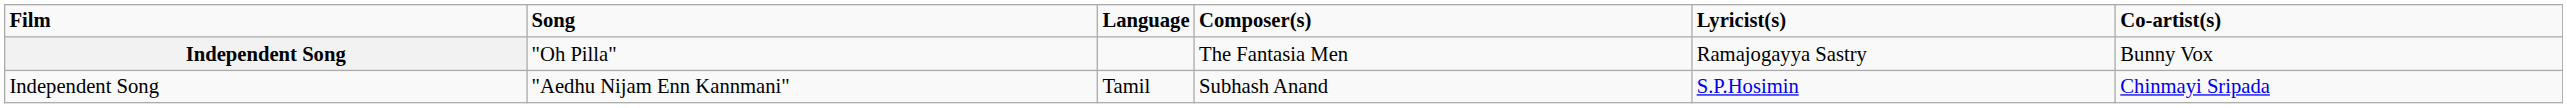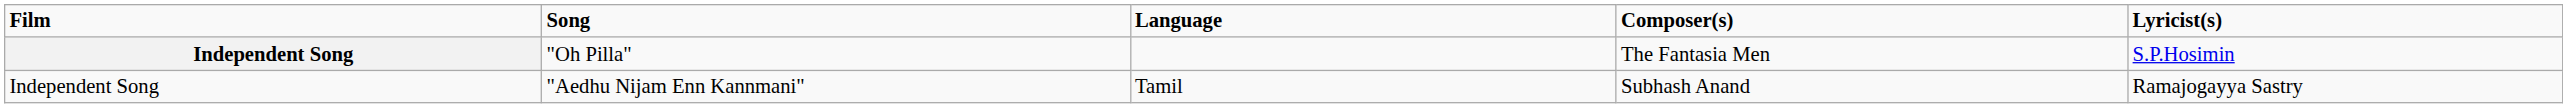- column: (2171, 20)
(1782, 53) Ramajogayya Sastry -> (2184, 53) S.P.Hosimin
(1748, 86) S.P.Hosimin -> (2218, 86) Ramajogayya Sastry
